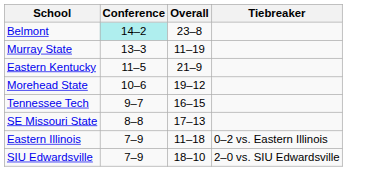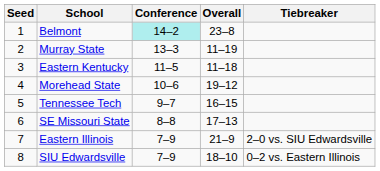+ column: (21, 13)
(189, 67) 21–9 -> (222, 67) 11–18
(189, 139) 11–18 -> (222, 139) 21–9
(271, 139) 0–2 vs. Eastern Illinois -> (309, 139) 2–0 vs. SIU Edwardsville
(277, 157) 2–0 vs. SIU Edwardsville -> (303, 157) 0–2 vs. Eastern Illinois
